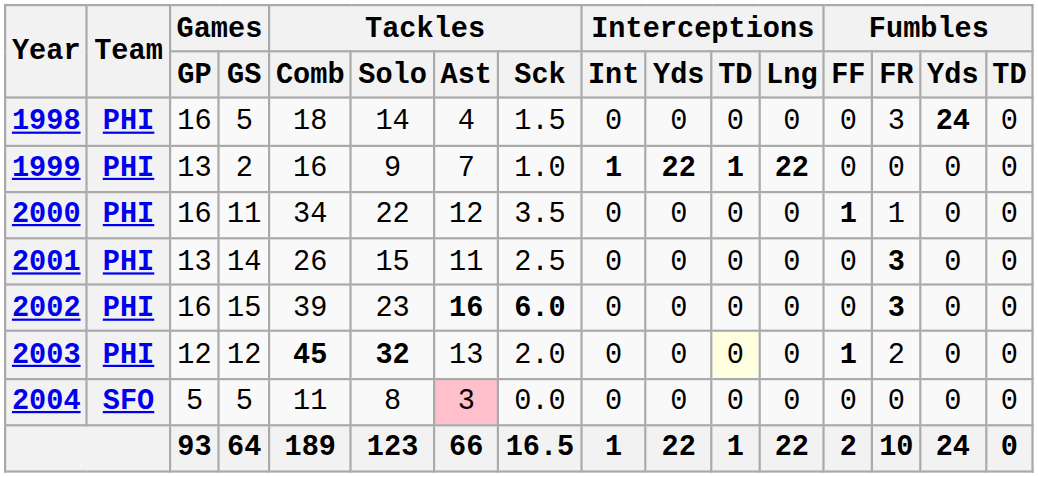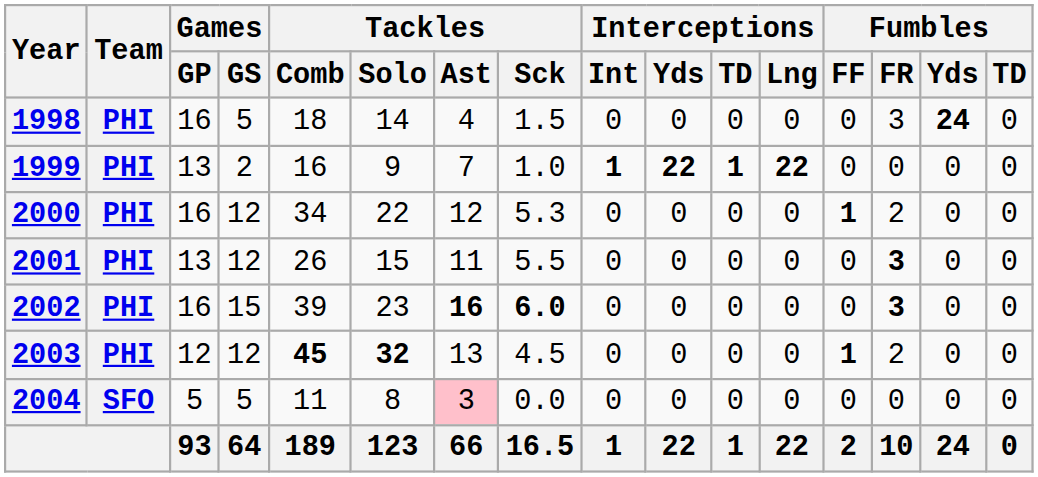(244, 215) 11 -> (244, 215) 12
(540, 215) 3.5 -> (540, 215) 5.3
(896, 215) 1 -> (896, 215) 2
(244, 261) 14 -> (244, 261) 12
(540, 261) 2.5 -> (540, 261) 5.5
(540, 355) 2.0 -> (540, 355) 4.5
(735, 355) lightyellow background -> (735, 355) no background
